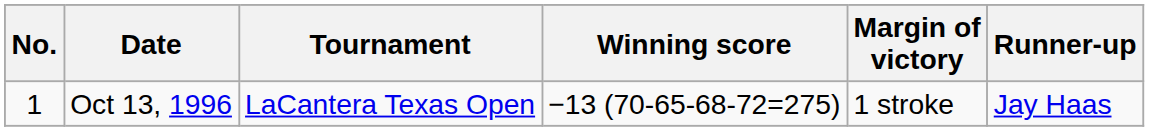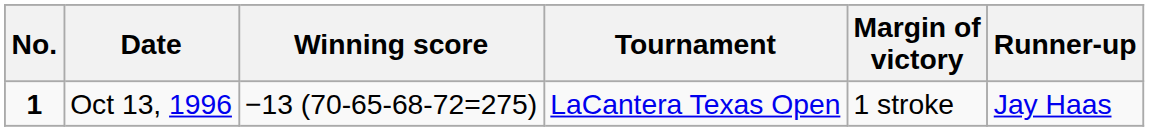columns swapped: (390, 43) <-> (694, 43)
(34, 104) normal -> (34, 104) bold
